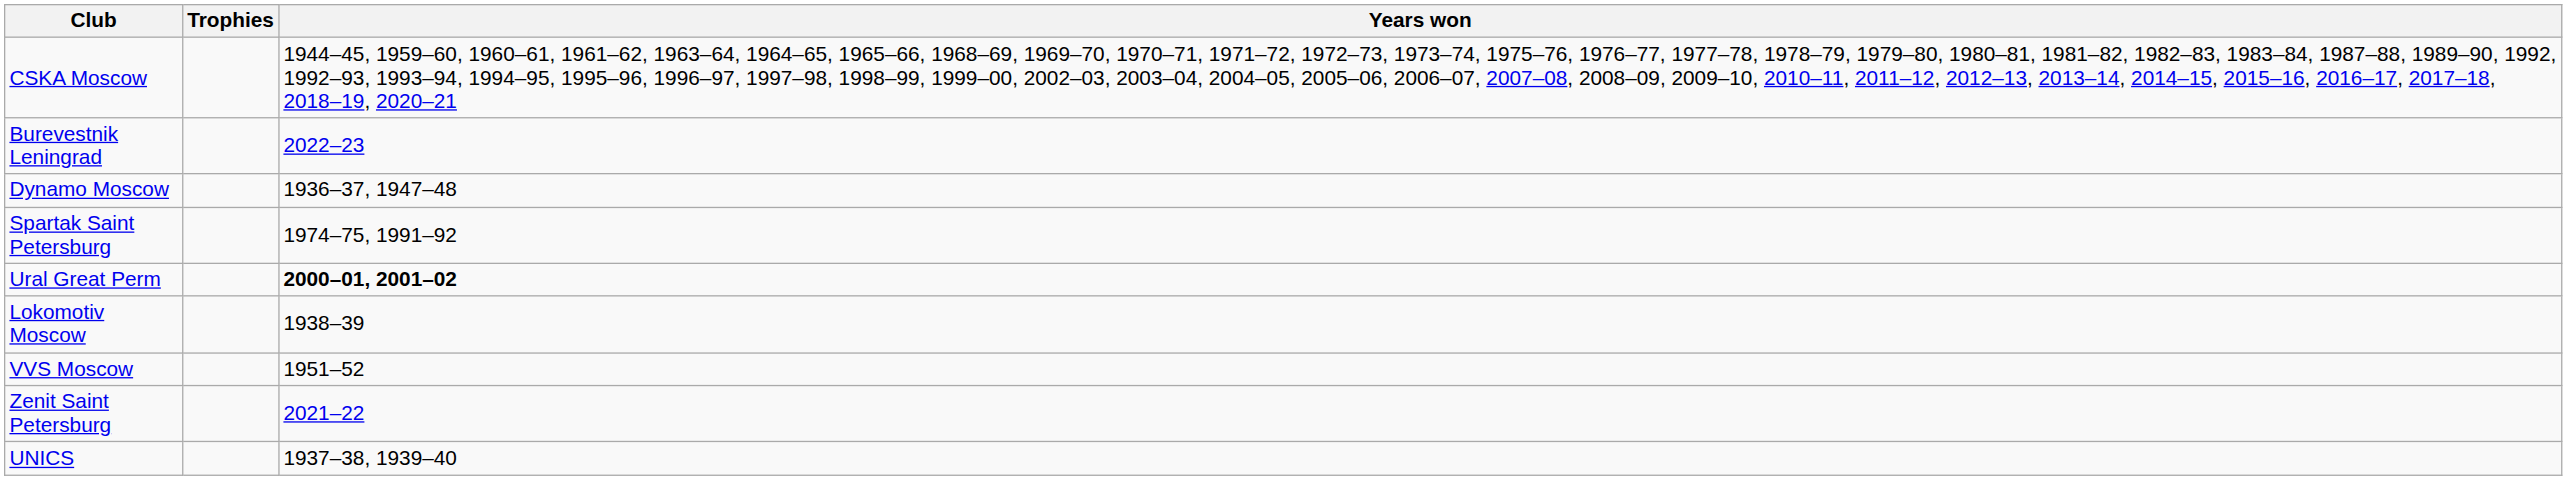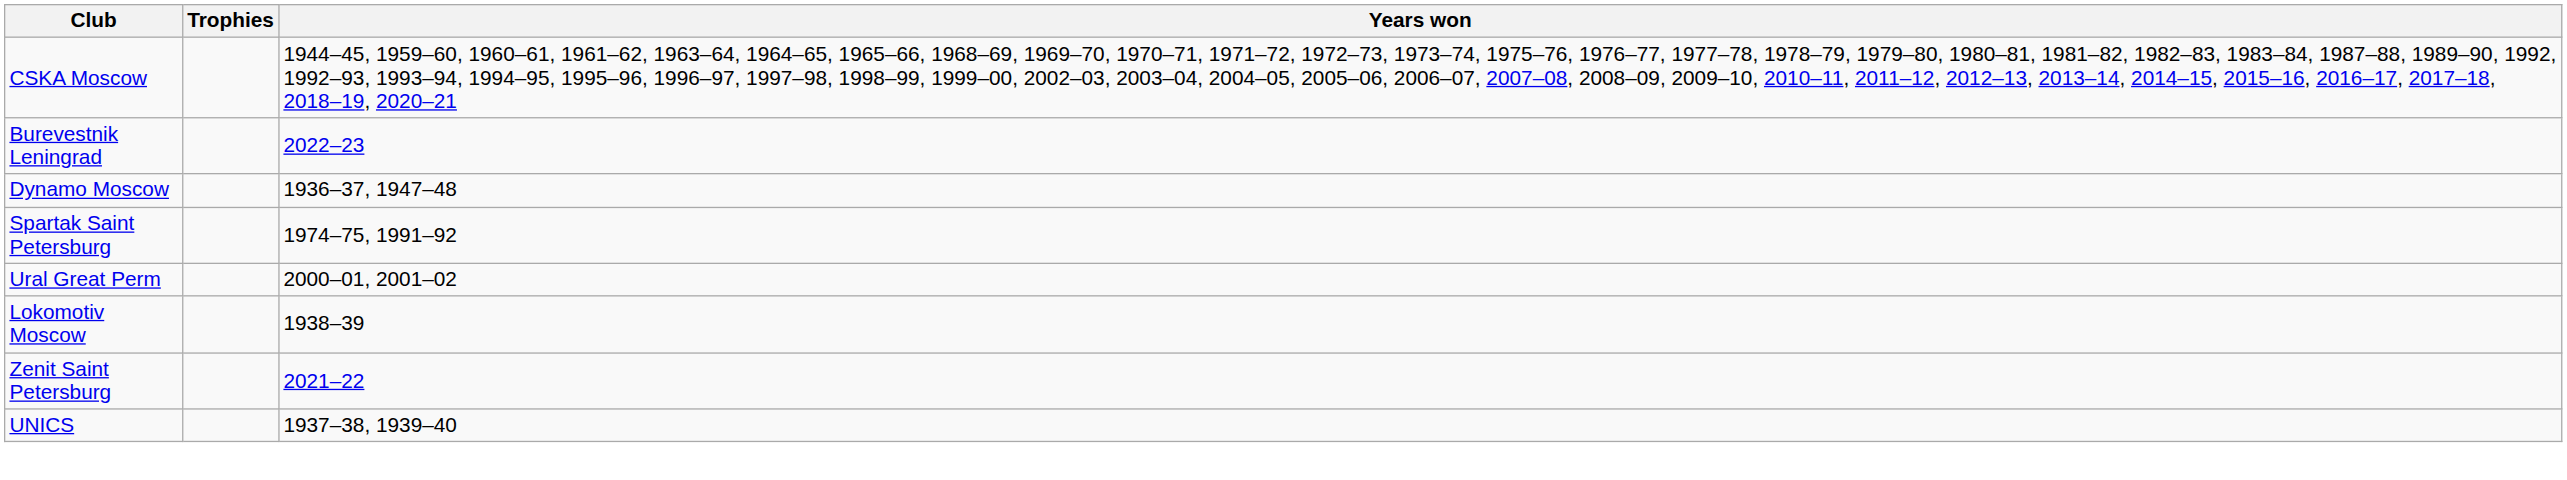(370, 279) bold -> (370, 279) normal
- row: (71, 368)
